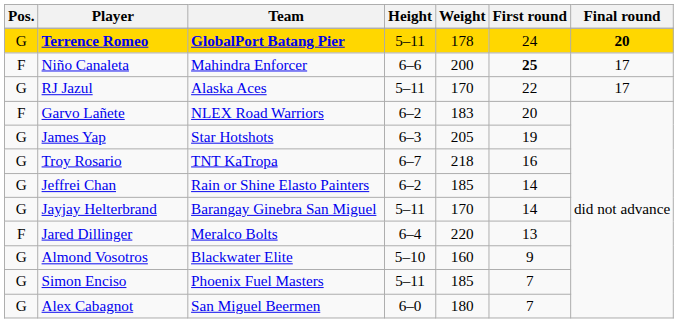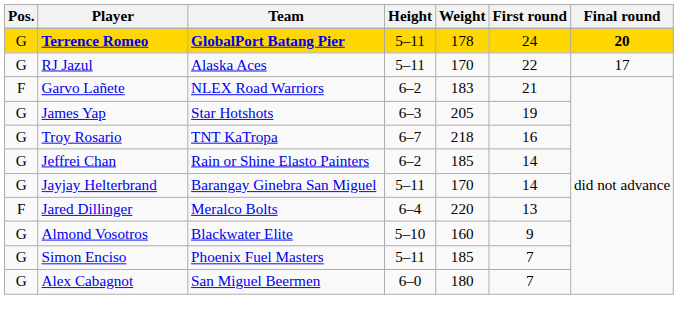- row: (85, 64)
(530, 112) 20 -> (530, 88) 21
